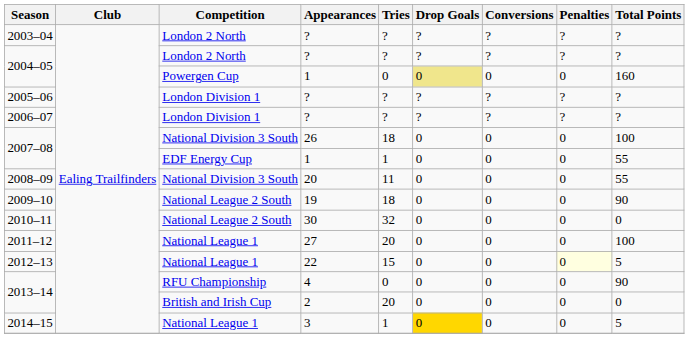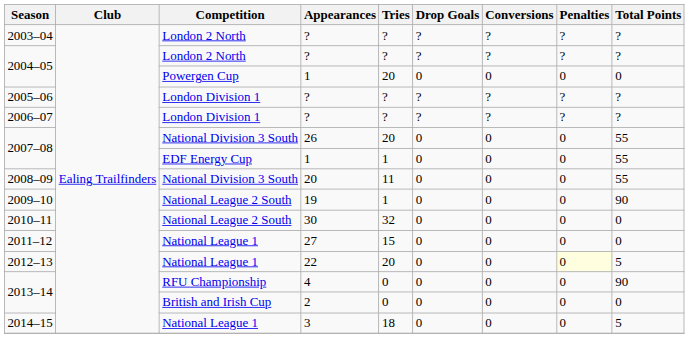(385, 76) 0 -> (388, 76) 20
(419, 76) khaki background -> (419, 76) no background
(625, 76) 160 -> (618, 76) 0
(388, 138) 18 -> (388, 138) 20
(625, 138) 100 -> (622, 138) 55
(388, 199) 18 -> (385, 199) 1
(388, 240) 20 -> (388, 240) 15
(625, 240) 100 -> (618, 240) 0
(388, 261) 15 -> (388, 261) 20
(388, 302) 20 -> (385, 302) 0
(385, 323) 1 -> (388, 323) 18
(419, 323) gold background -> (419, 323) no background
